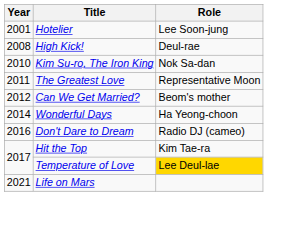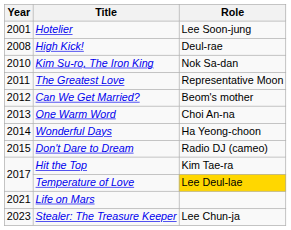+ row: (76, 115)
(19, 132) 2016 -> (19, 149) 2015
+ row: (106, 217)
